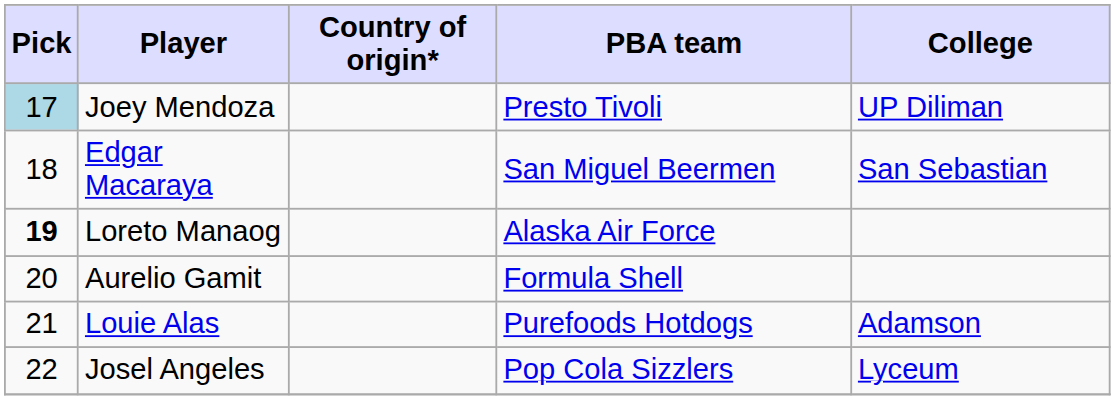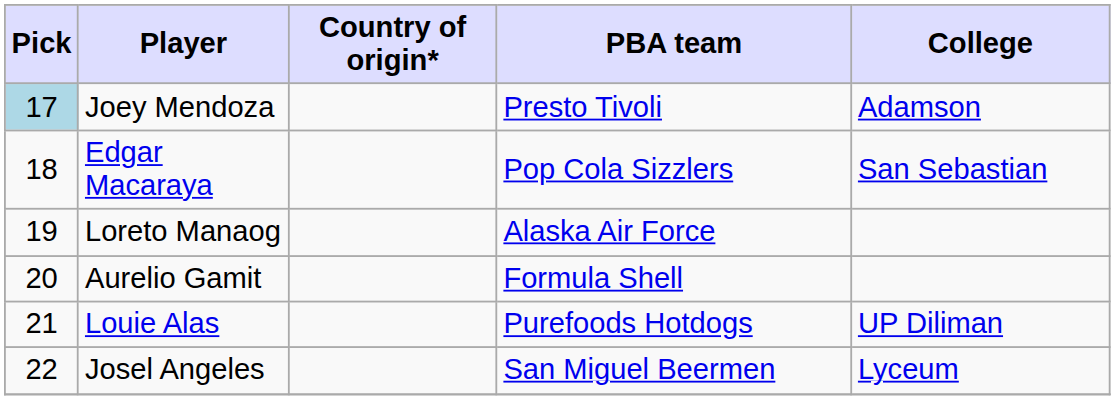(930, 106) UP Diliman -> (919, 106) Adamson
(639, 169) San Miguel Beermen -> (618, 169) Pop Cola Sizzlers
(42, 231) bold -> (42, 231) normal
(919, 324) Adamson -> (930, 324) UP Diliman
(618, 370) Pop Cola Sizzlers -> (639, 370) San Miguel Beermen
